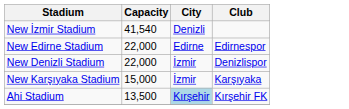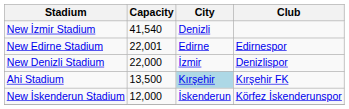(140, 46) 22,000 -> (146, 46) 22,001
- row: (63, 79)
+ row: (66, 96)
